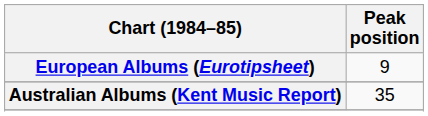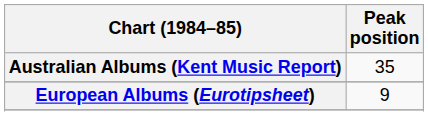rows swapped: (175, 95) <-> (175, 67)
